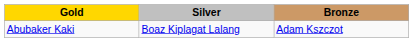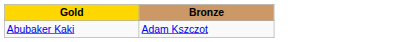- column: (207, 12)
